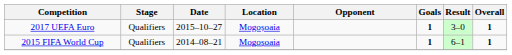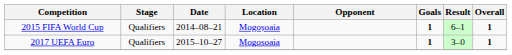rows swapped: (62, 42) <-> (62, 27)
